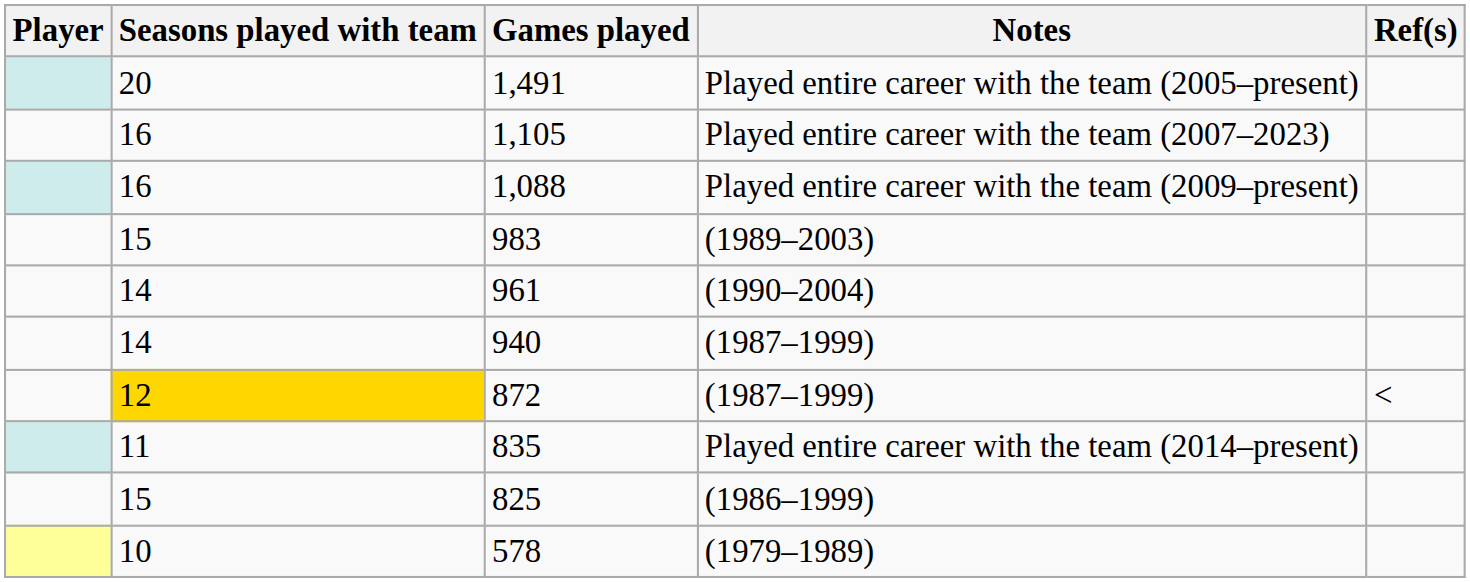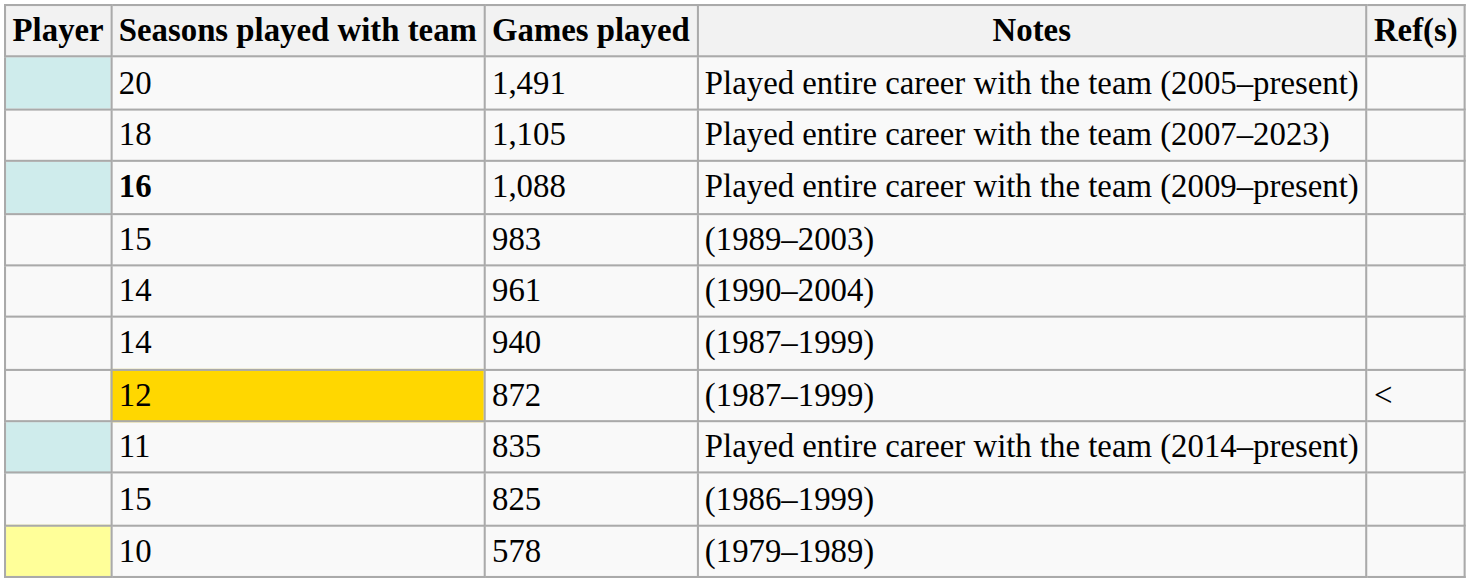(135, 134) 16 -> (135, 134) 18
(135, 186) normal -> (135, 186) bold
